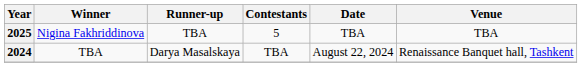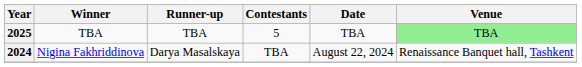(91, 33) Nigina Fakhriddinova -> (91, 33) TBA
(486, 33) no background -> (486, 33) lightgreen background
(91, 52) TBA -> (91, 52) Nigina Fakhriddinova
